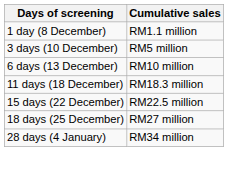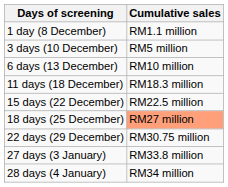(161, 119) no background -> (161, 119) lightsalmon background
+ row: (65, 137)
+ row: (56, 155)
